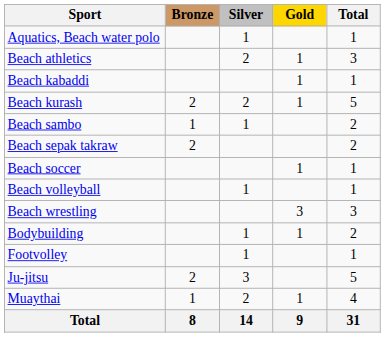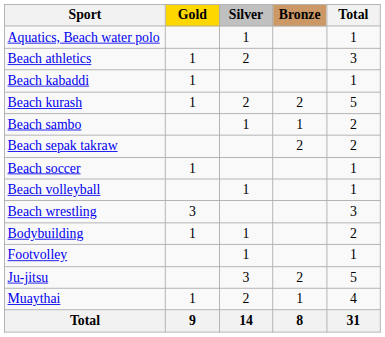columns swapped: (300, 15) <-> (192, 15)
